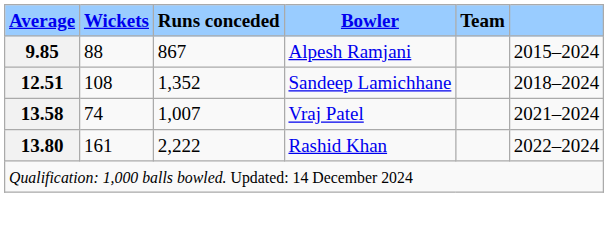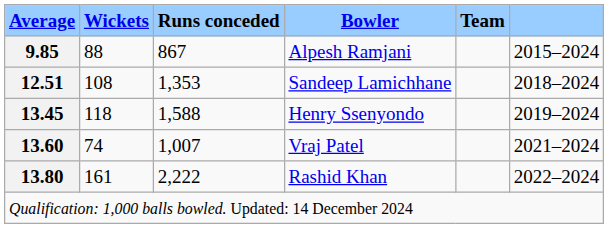(179, 83) 1,352 -> (179, 83) 1,353
+ row: (356, 114)
(42, 114) 13.58 -> (42, 145) 13.60
